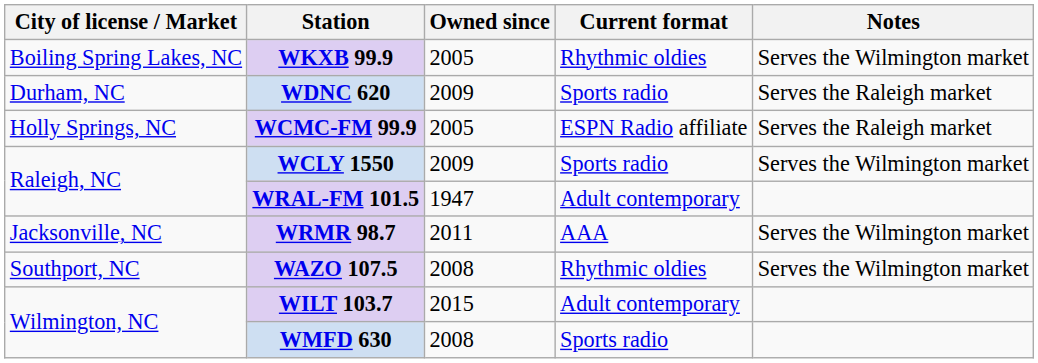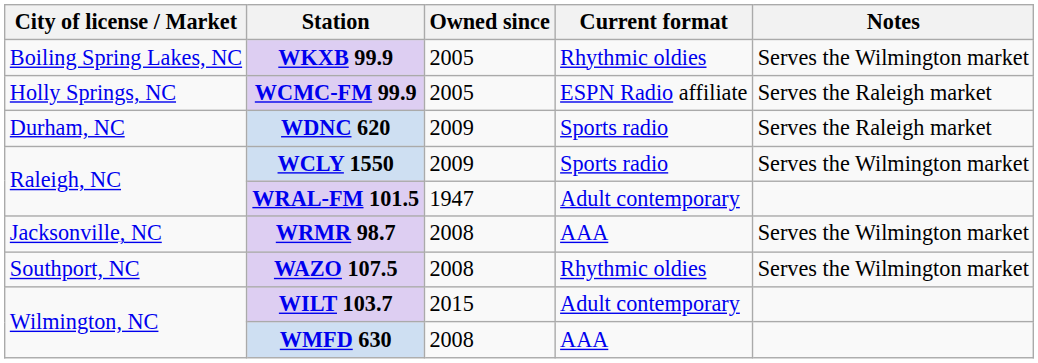rows swapped: (336, 92) <-> (336, 127)
(451, 233) 2011 -> (452, 233) 2008
(614, 339) Sports radio -> (584, 339) AAA
